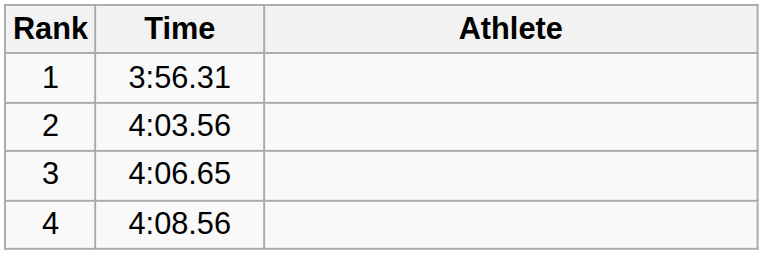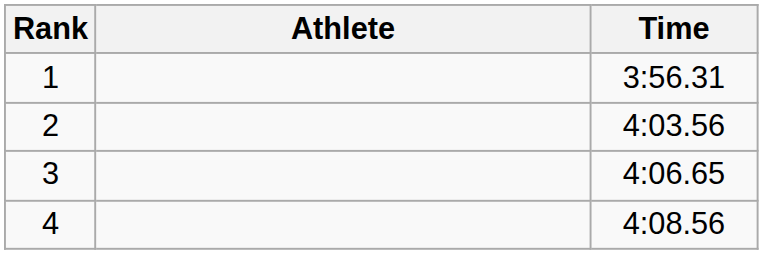columns swapped: (511, 28) <-> (180, 28)
